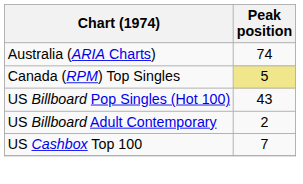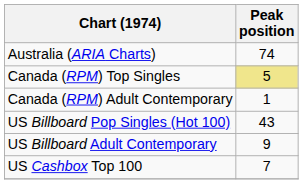+ row: (120, 99)
(264, 122) 2 -> (267, 144) 9
